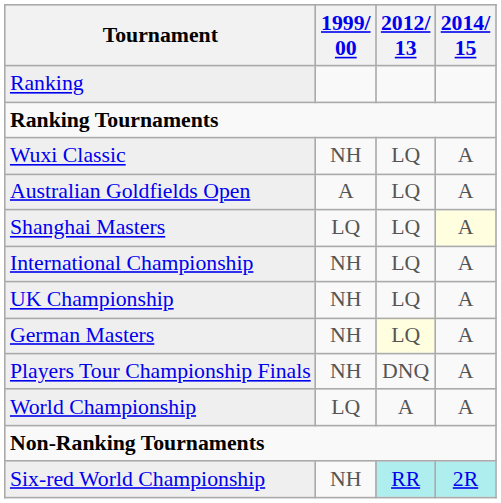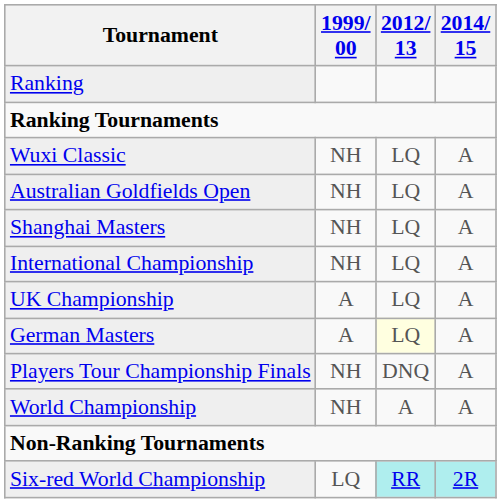(346, 191) A -> (346, 191) NH
(346, 227) LQ -> (346, 227) NH
(465, 227) lightyellow background -> (465, 227) no background
(346, 298) NH -> (346, 298) A
(346, 334) NH -> (346, 334) A
(346, 406) LQ -> (346, 406) NH
(346, 478) NH -> (346, 478) LQ
